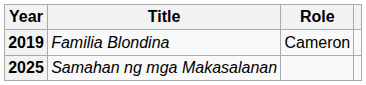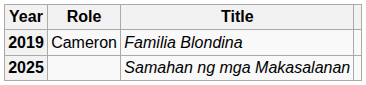columns swapped: (164, 17) <-> (317, 17)
